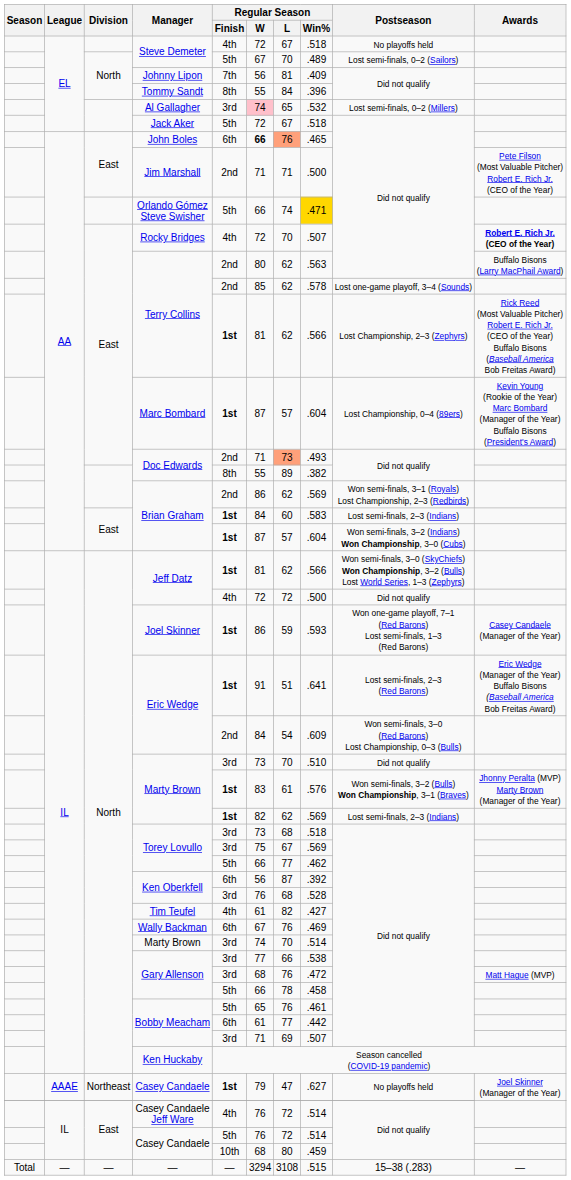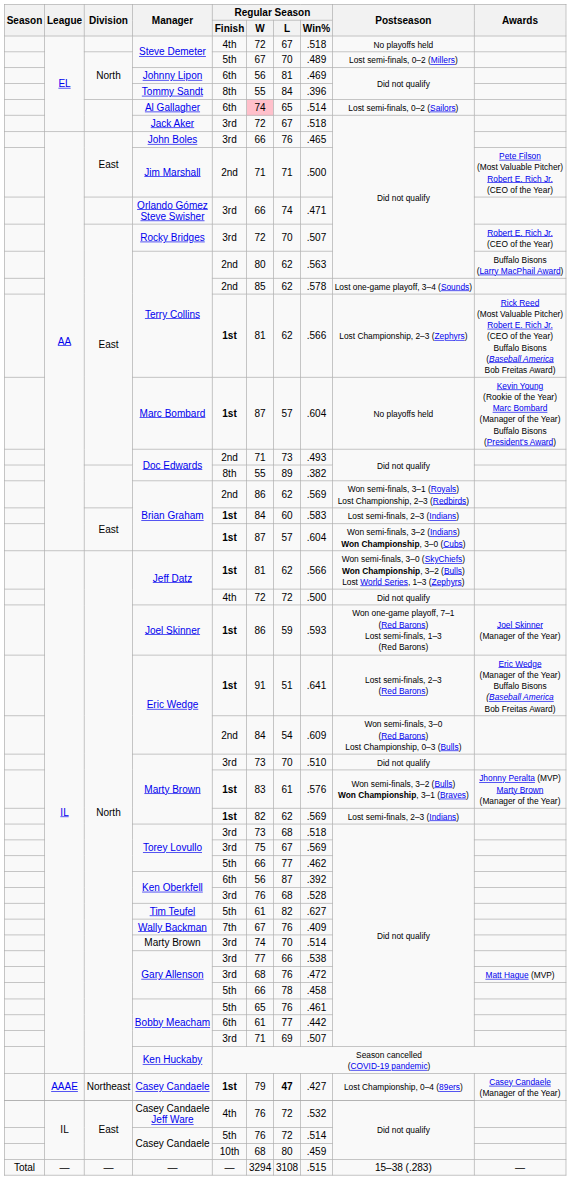(403, 61) Lost semi-finals, 0–2 (Sailors) -> (403, 61) Lost semi-finals, 0–2 (Millers)
(230, 76) 7th -> (230, 76) 6th
(316, 76) .409 -> (316, 76) .469
(229, 108) 3rd -> (230, 108) 6th
(316, 108) .532 -> (316, 108) .514
(403, 109) Lost semi-finals, 0–2 (Millers) -> (403, 109) Lost semi-finals, 0–2 (Sailors)
(230, 124) 5th -> (229, 124) 3rd
(230, 140) 6th -> (229, 140) 3rd
(260, 140) bold -> (260, 140) normal
(287, 140) lightsalmon background -> (287, 140) no background
(230, 211) 5th -> (229, 211) 3rd
(316, 211) gold background -> (316, 211) no background
(230, 238) 4th -> (229, 238) 3rd
(520, 238) bold -> (520, 239) normal
(403, 414) Lost Championship, 0–4 (89ers) -> (403, 414) No playoffs held
(287, 457) lightsalmon background -> (287, 457) no background
(520, 631) Casey Candaele (Manager of the Year) -> (520, 631) Joel Skinner (Manager of the Year)
(230, 911) 4th -> (230, 911) 5th
(316, 911) .427 -> (316, 911) .627
(230, 927) 6th -> (230, 927) 7th
(316, 927) .469 -> (316, 927) .409
(287, 1087) normal -> (287, 1087) bold
(316, 1087) .627 -> (316, 1087) .427
(403, 1088) No playoffs held -> (403, 1088) Lost Championship, 0–4 (89ers)
(520, 1088) Joel Skinner (Manager of the Year) -> (520, 1088) Casey Candaele (Manager of the Year)
(316, 1114) .514 -> (316, 1114) .532
